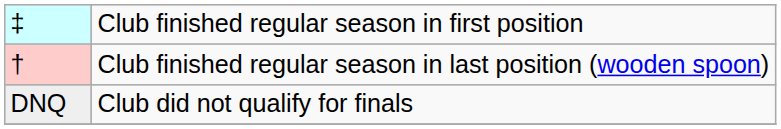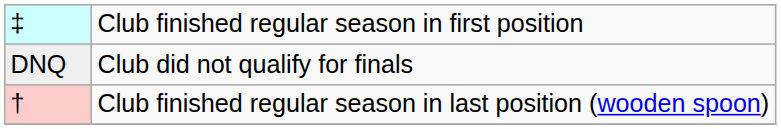rows swapped: (18, 64) <-> (38, 104)
